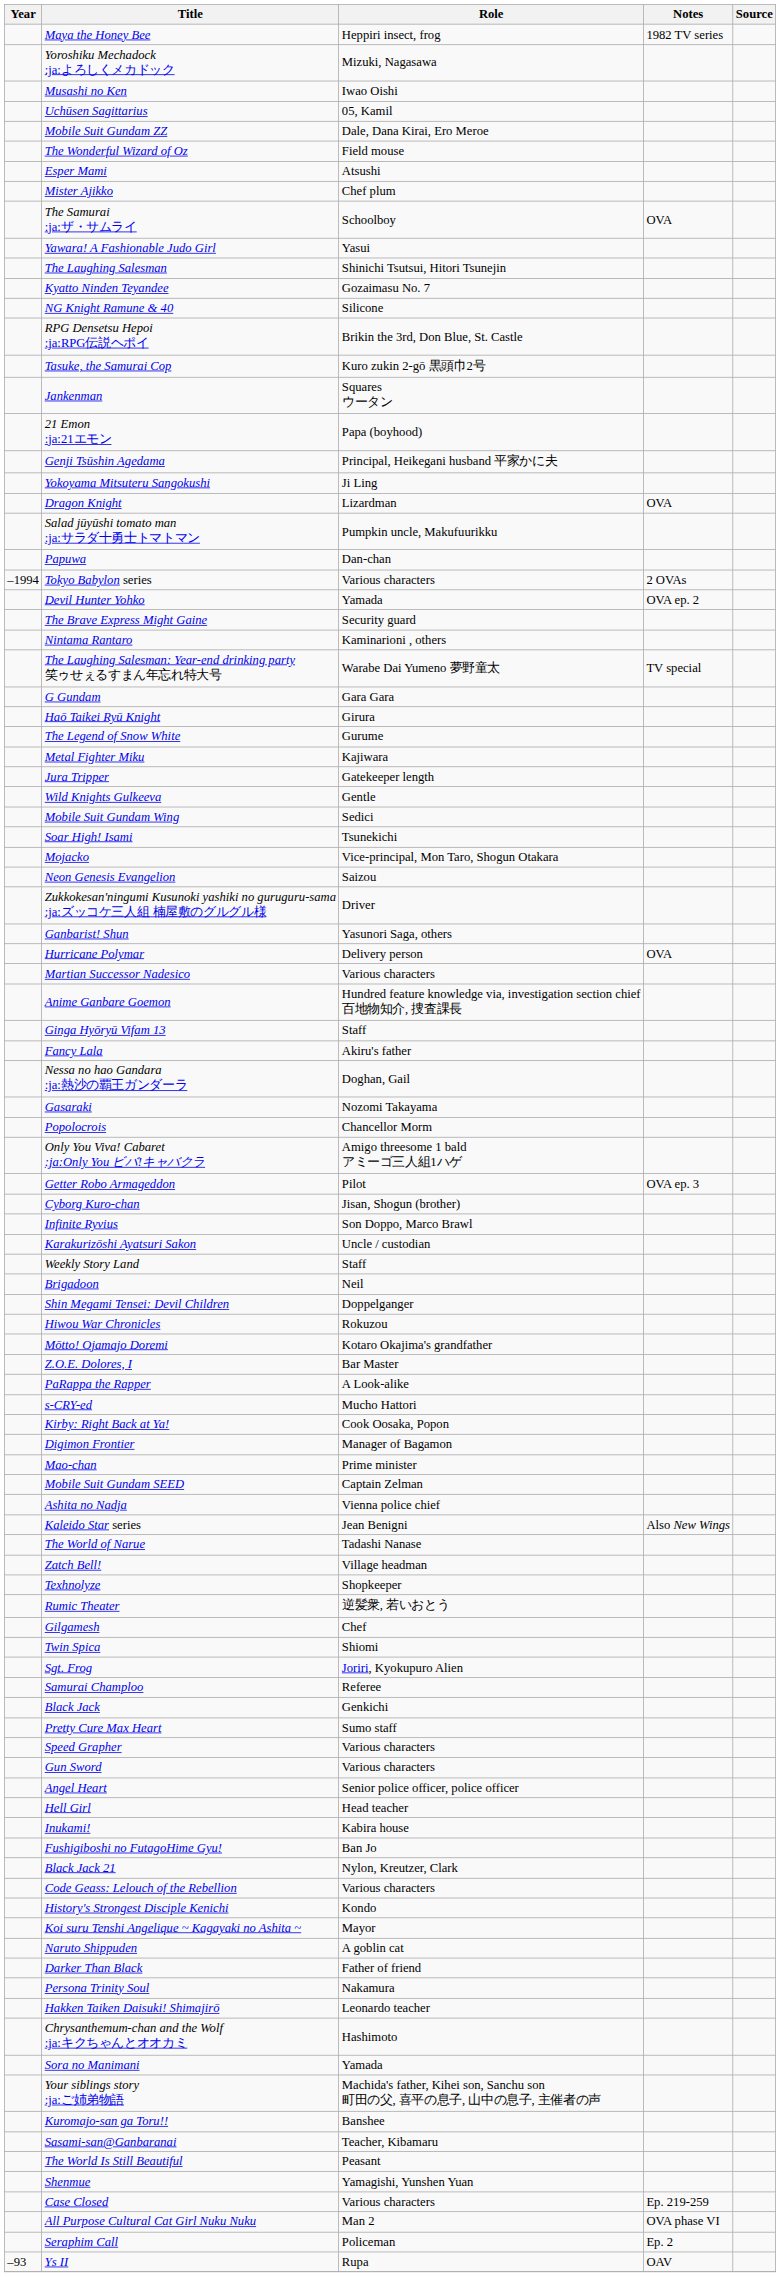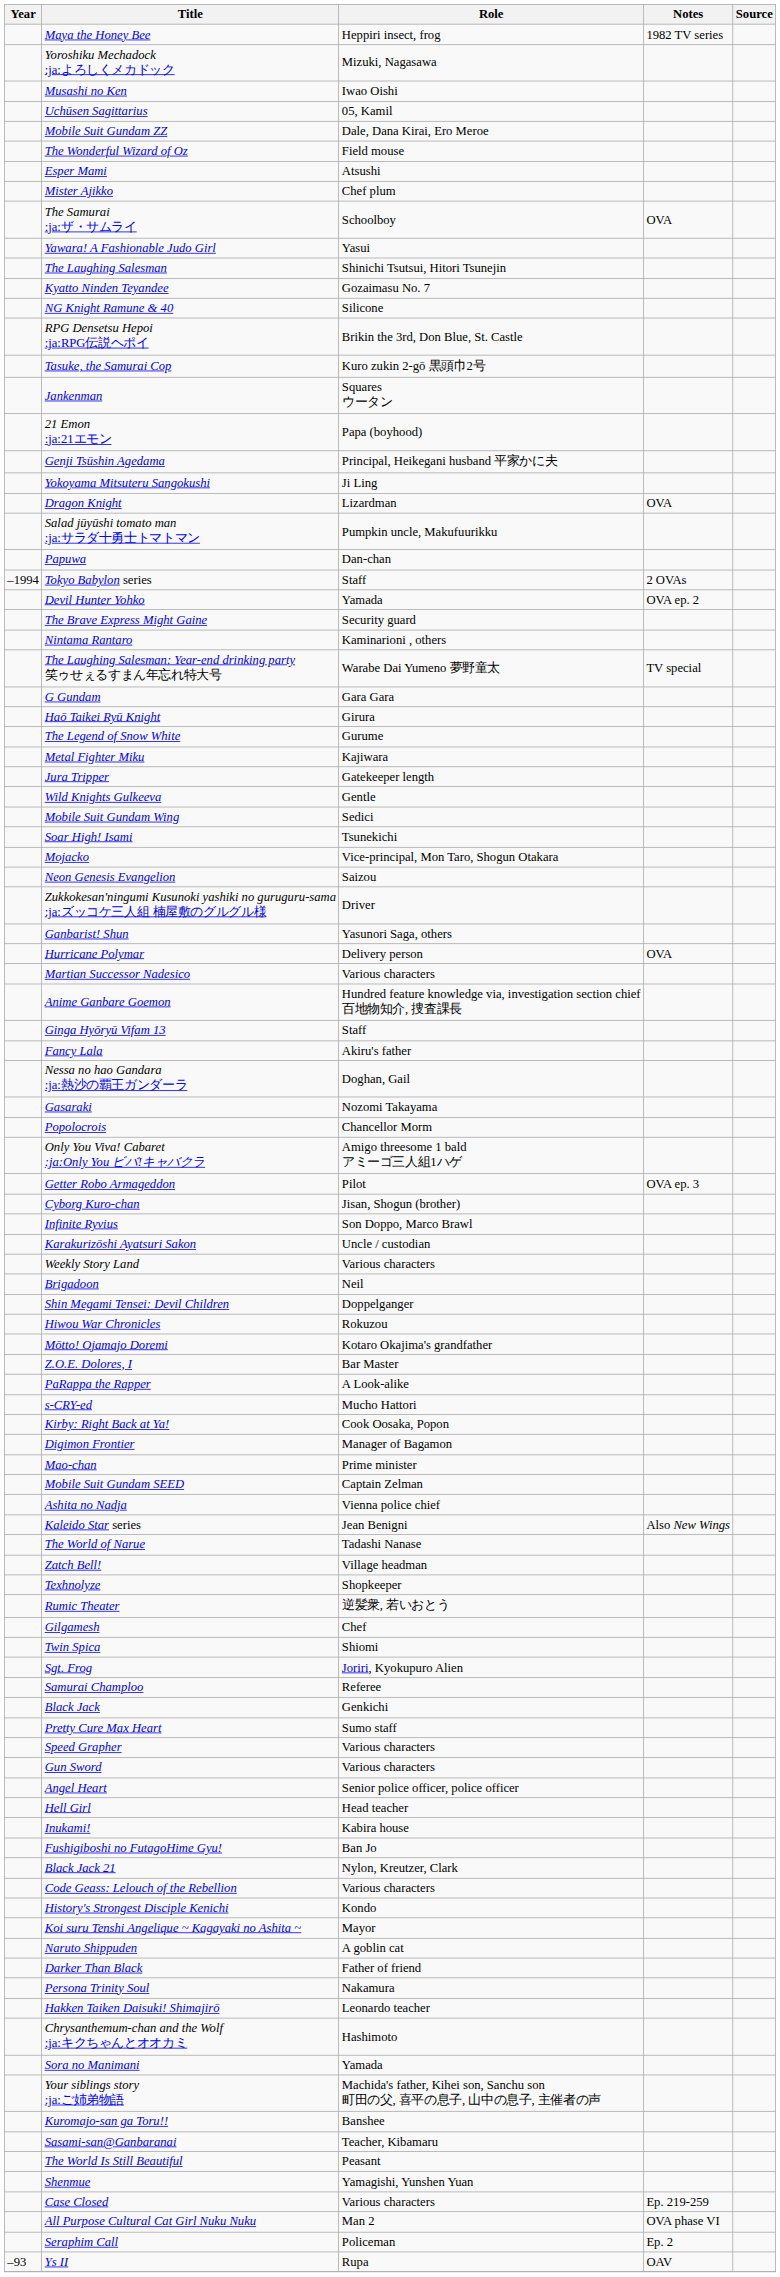(388, 579) Various characters -> (354, 579) Staff
(354, 1264) Staff -> (388, 1264) Various characters
